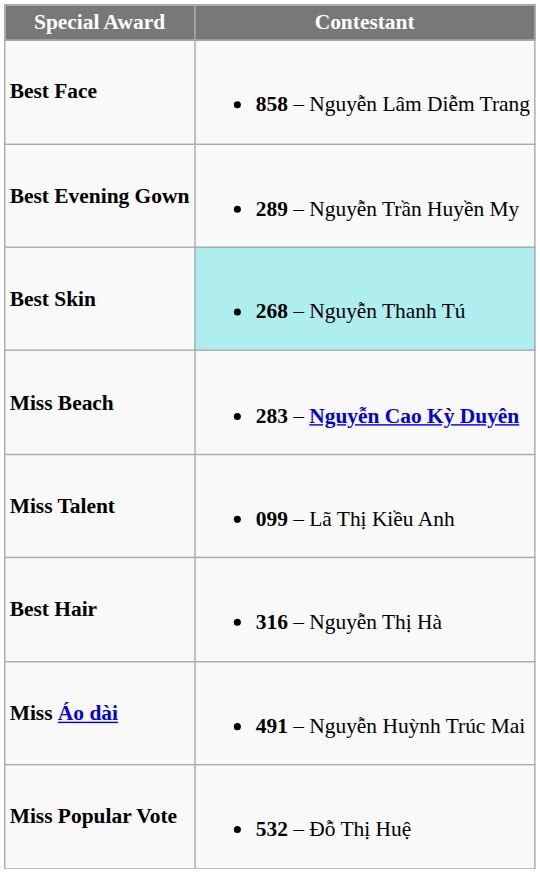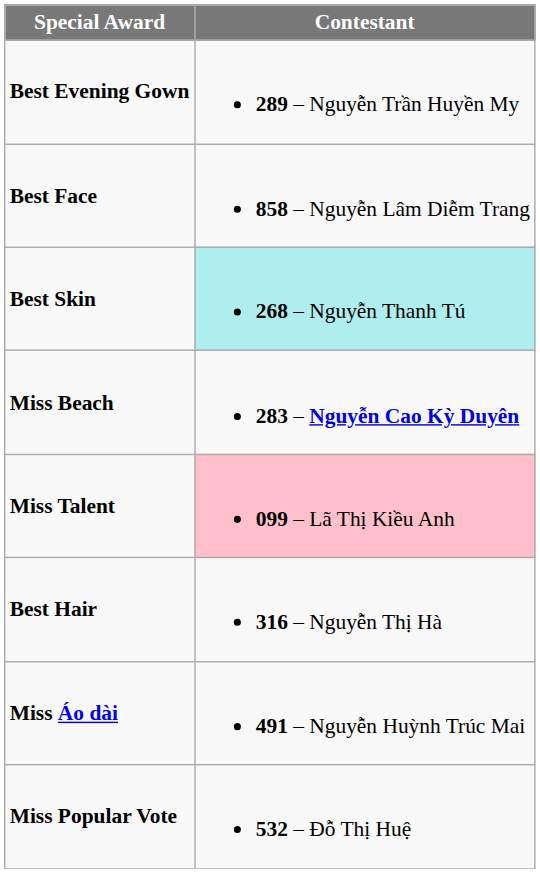rows swapped: (53, 91) <-> (100, 195)
(365, 519) no background -> (365, 519) pink background
